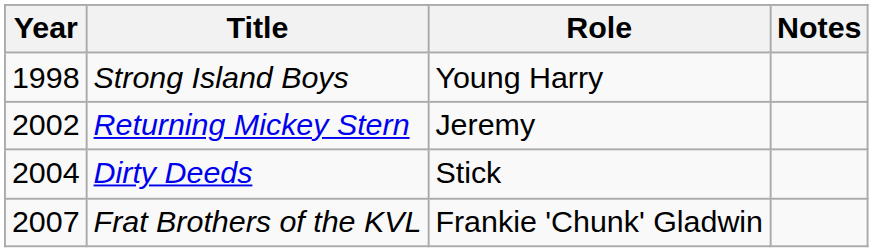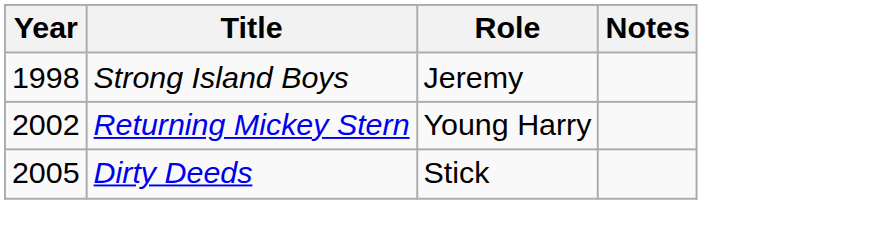(519, 76) Young Harry -> (473, 76) Jeremy
(485, 125) Jeremy -> (508, 125) Young Harry
(46, 173) 2004 -> (46, 173) 2005
- row: (258, 221)
